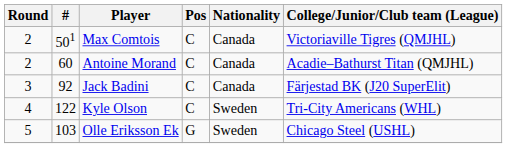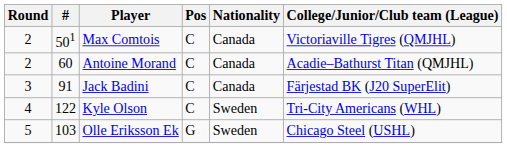(65, 86) 92 -> (65, 86) 91
